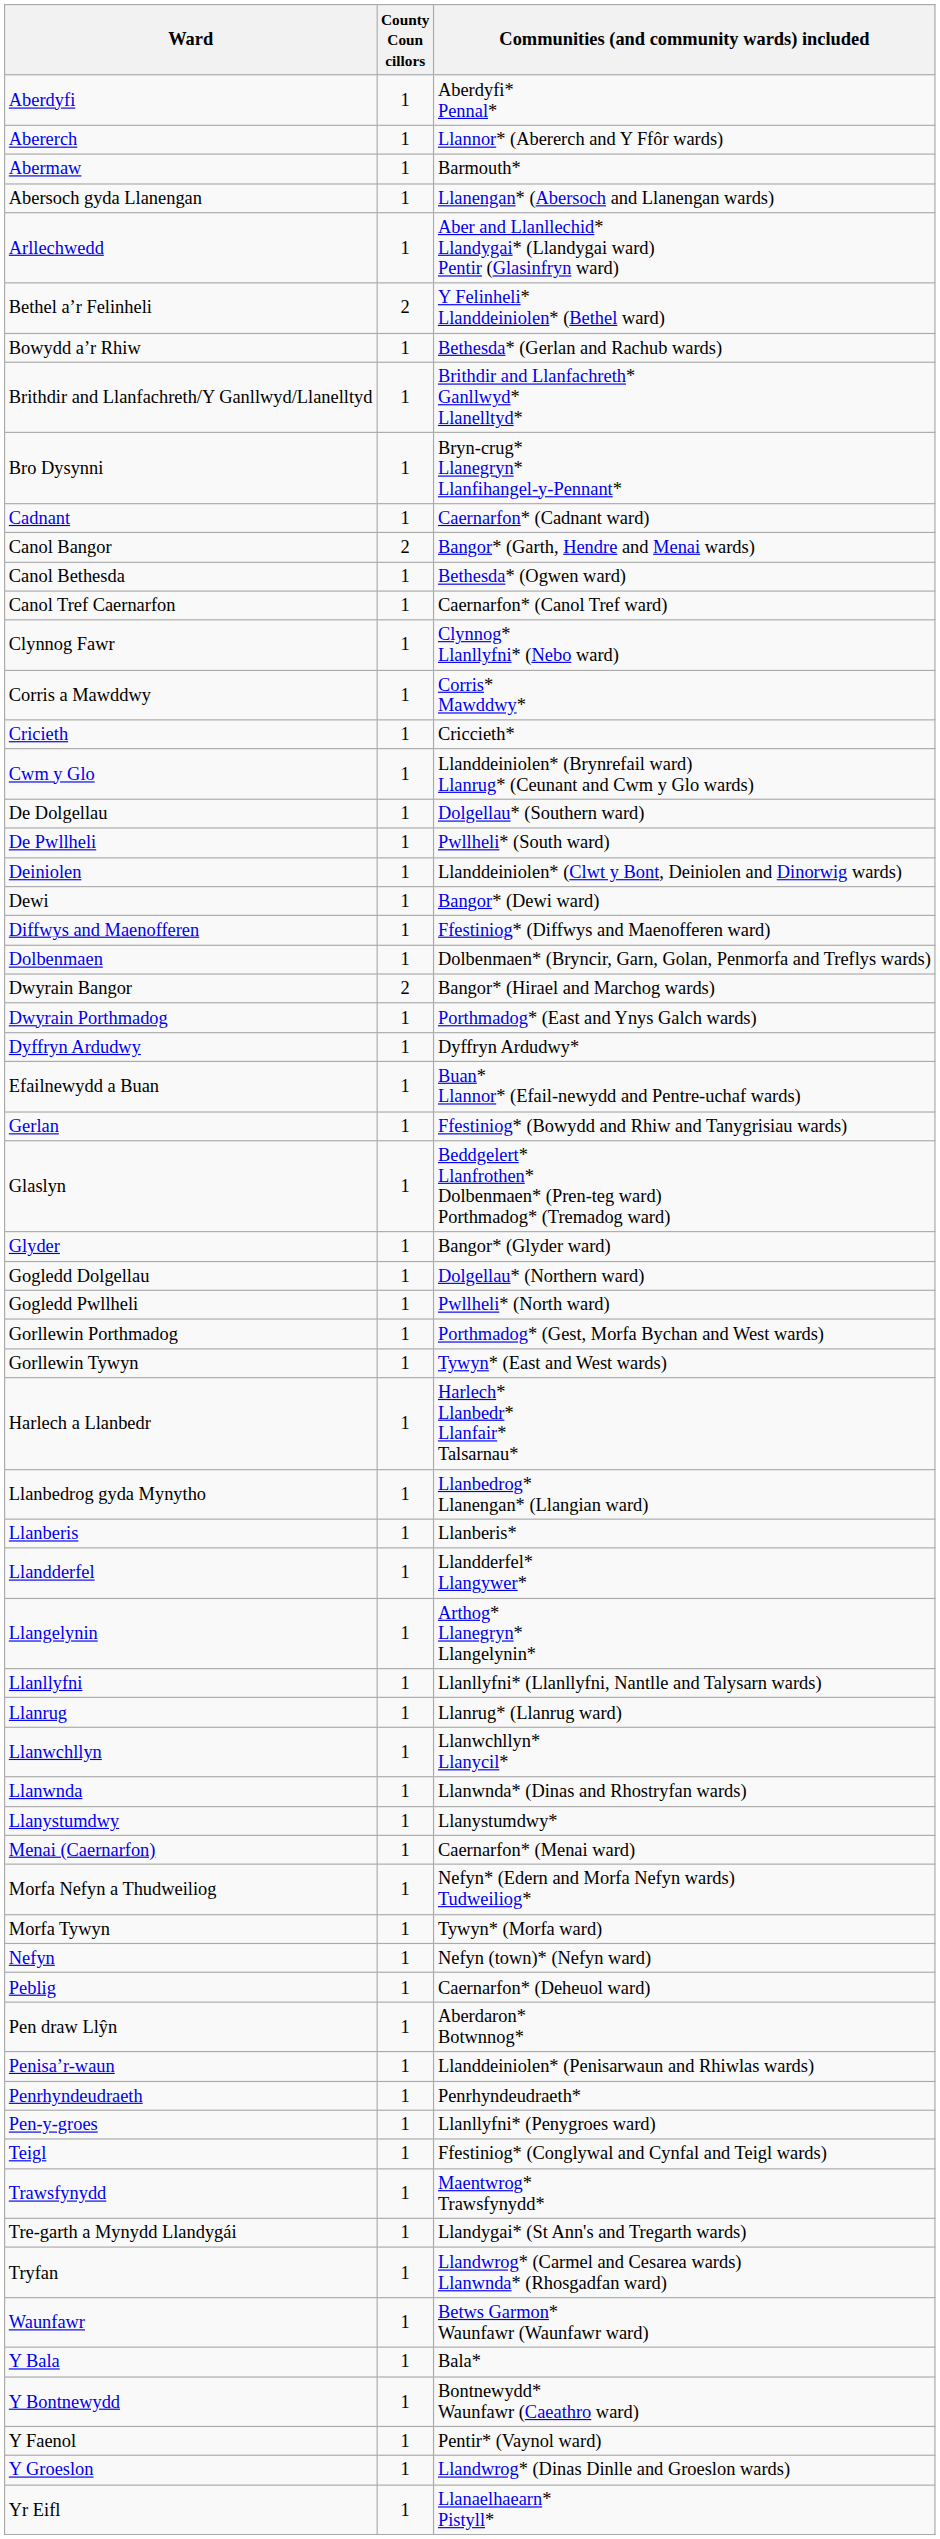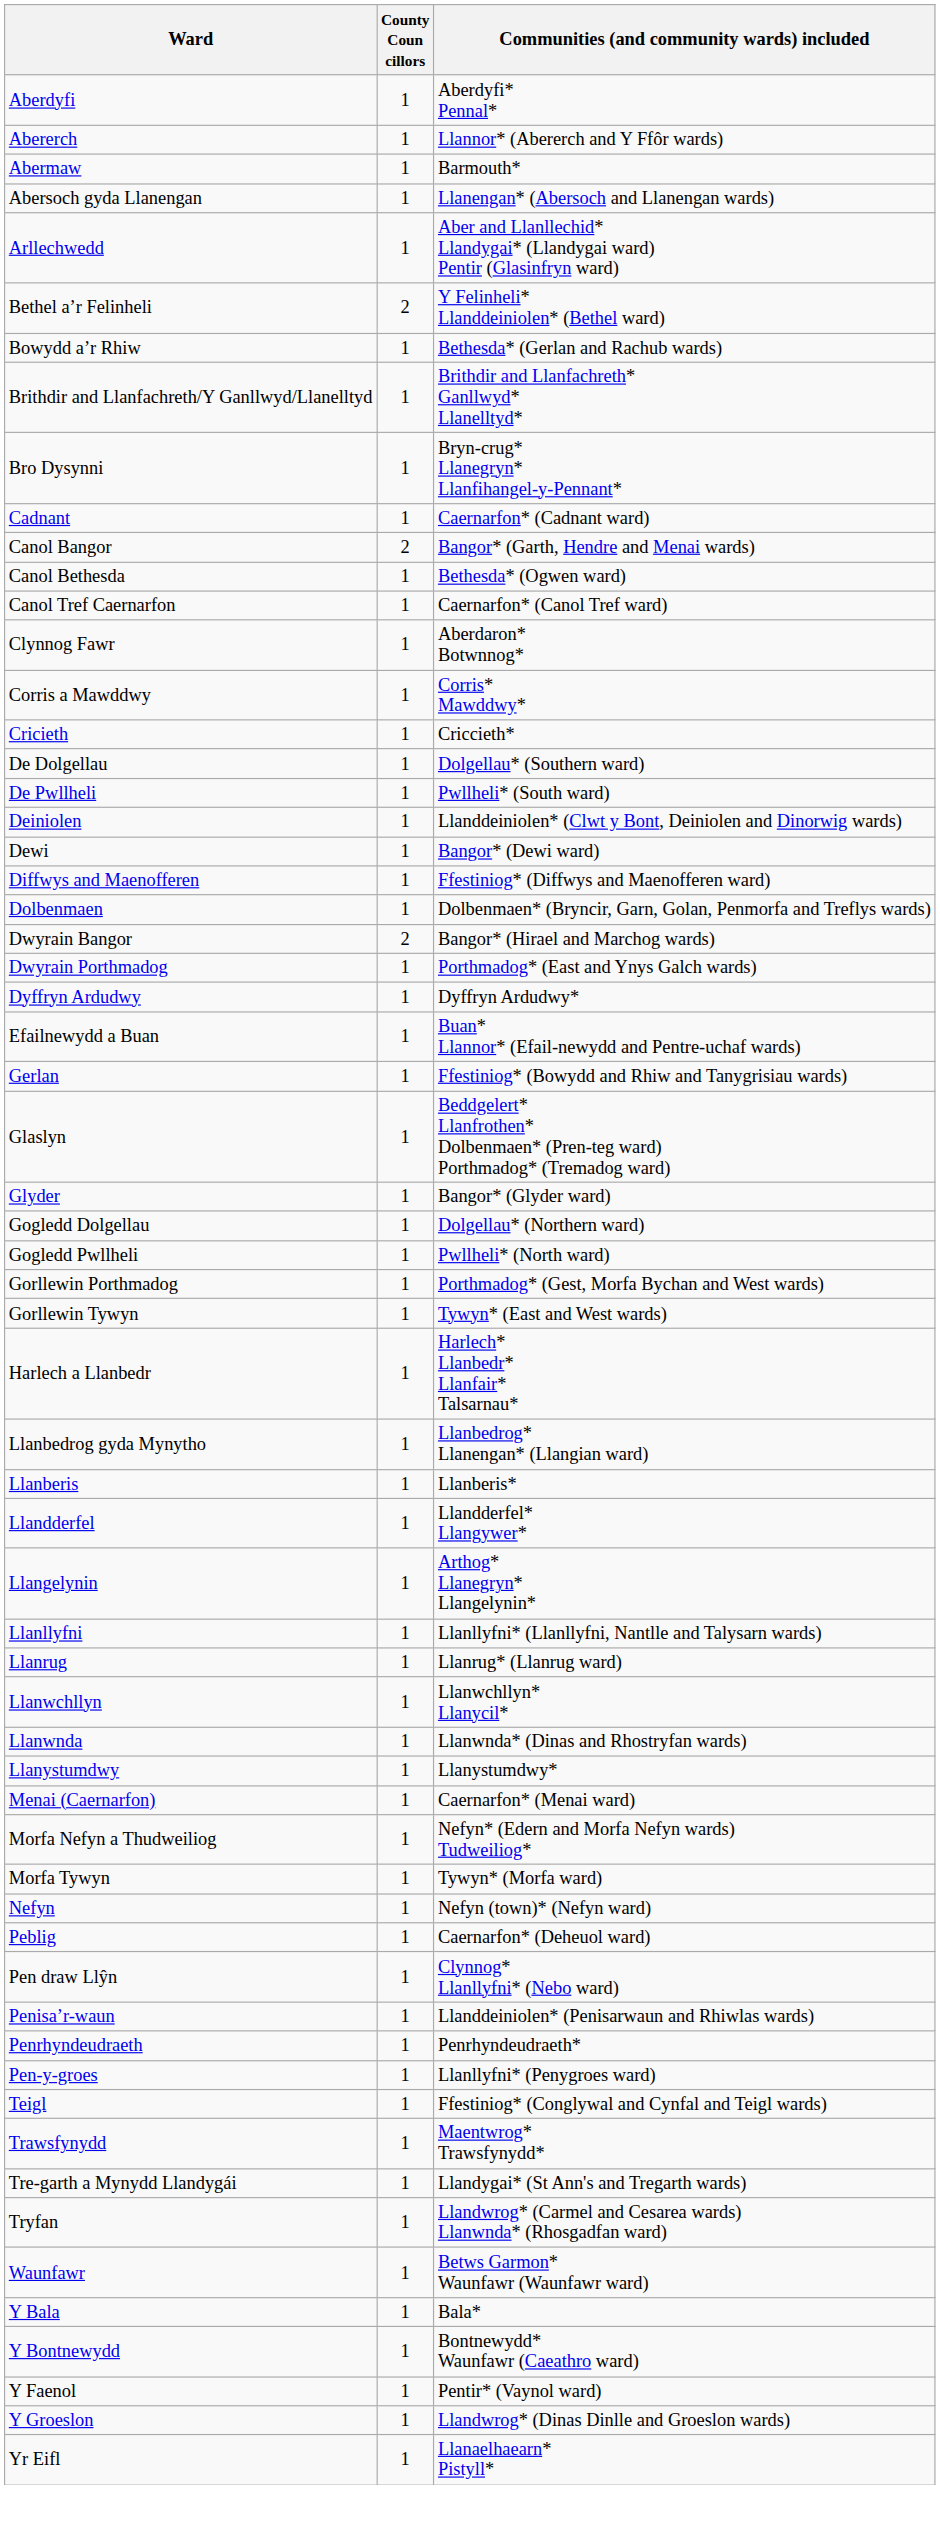(528, 644) Clynnog* Llanllyfni* (Nebo ward) -> (482, 644) Aberdaron* Botwnnog*
- row: (52, 773)
(482, 2026) Aberdaron* Botwnnog* -> (528, 1976) Clynnog* Llanllyfni* (Nebo ward)
